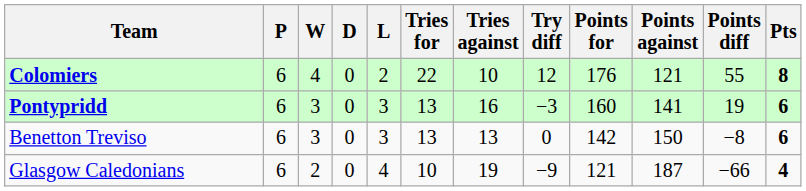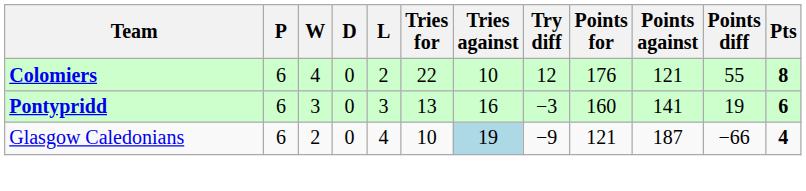- row: (78, 138)
(488, 169) no background -> (488, 138) lightblue background
